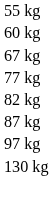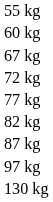+ row: (22, 77)
